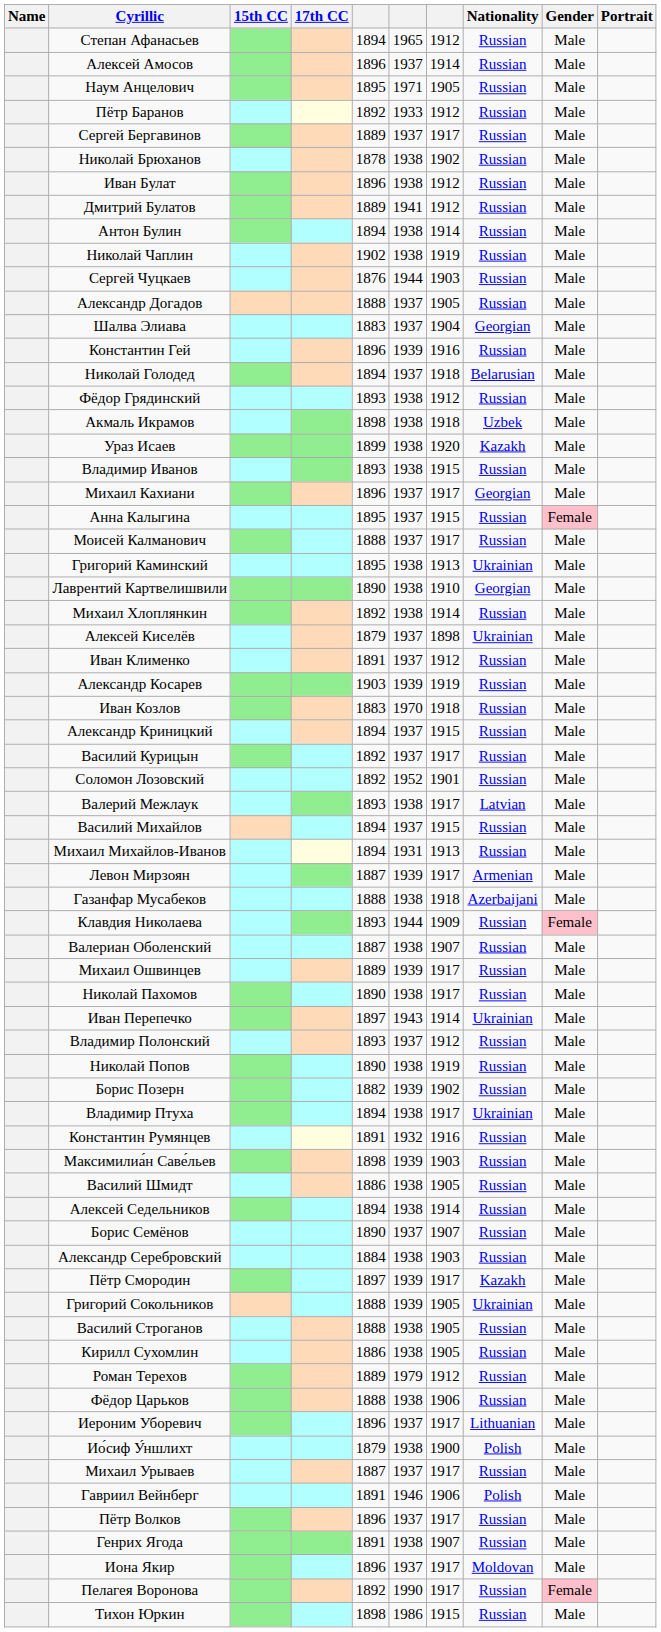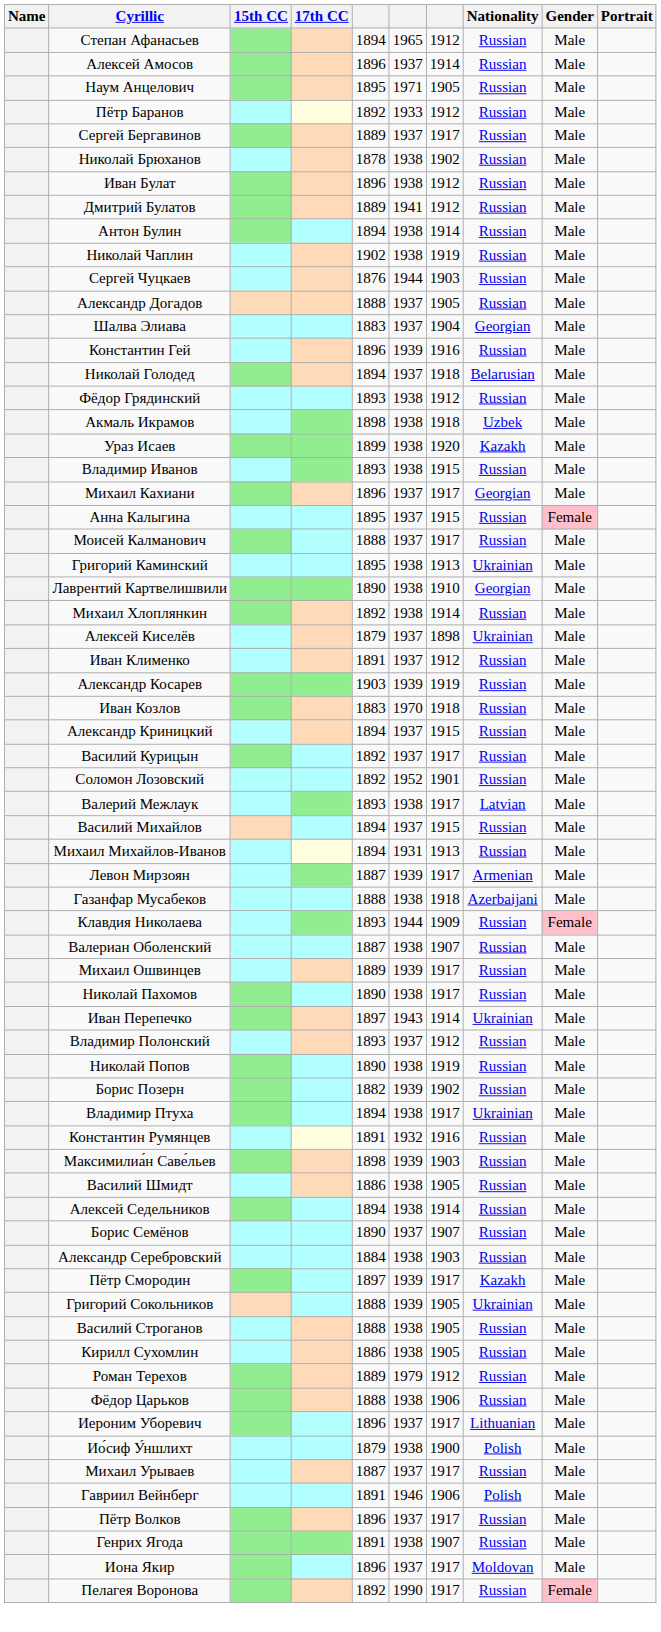- row: (140, 1614)
